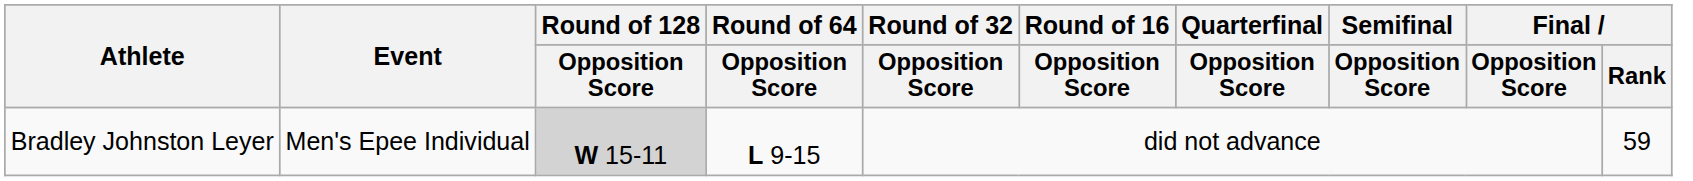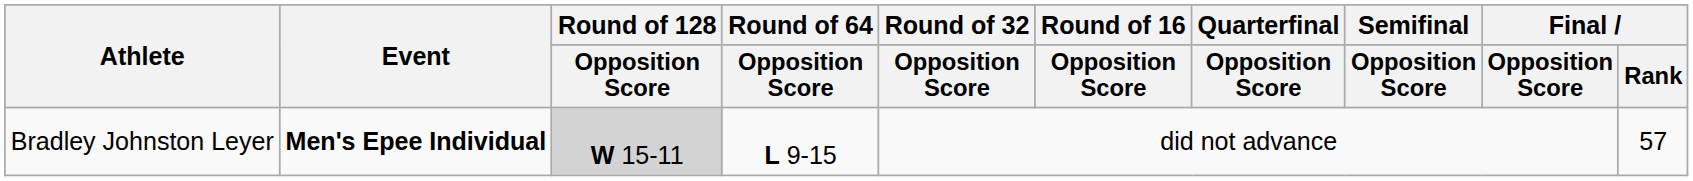(408, 142) normal -> (416, 142) bold
(1637, 142) 59 -> (1653, 142) 57
